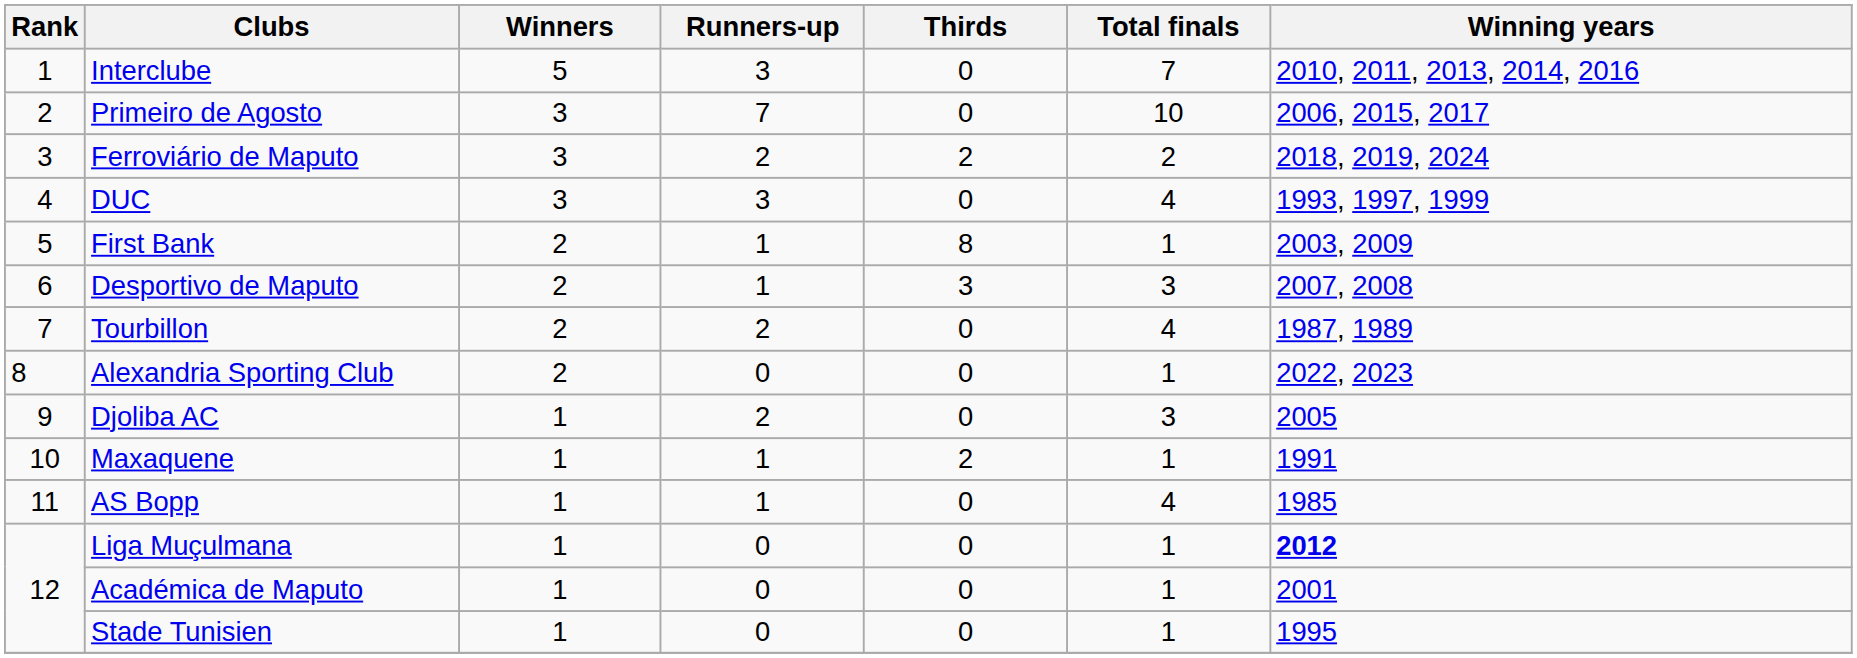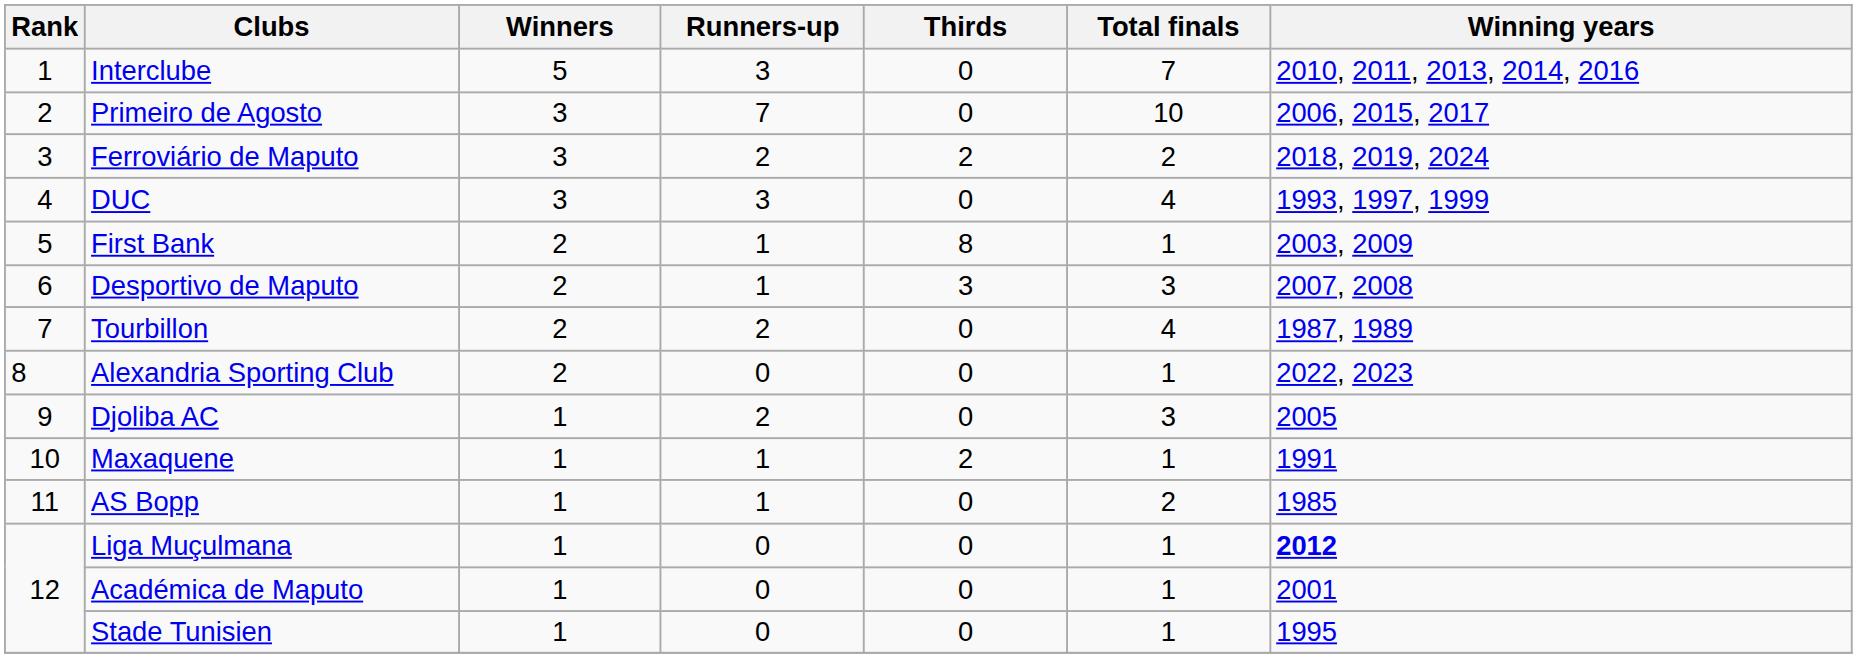(1168, 502) 4 -> (1168, 502) 2
